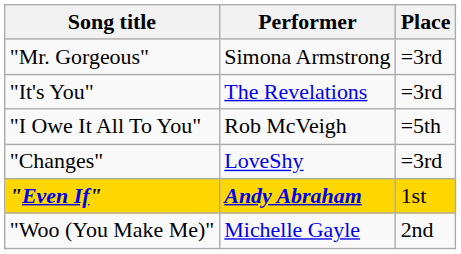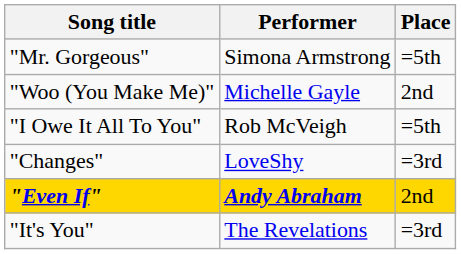(421, 56) =3rd -> (421, 56) =5th
rows swapped: (52, 91) <-> (112, 230)
(413, 195) 1st -> (417, 195) 2nd
